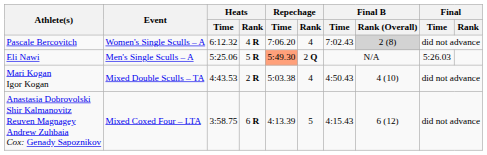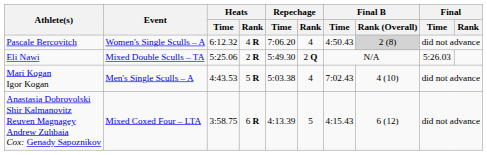(339, 42) 7:02.43 -> (339, 42) 4:50.43
(150, 58) Men's Single Sculls – A -> (155, 58) Mixed Double Sculls – TA
(252, 58) 5 R -> (252, 58) 2 R
(281, 58) lightsalmon background -> (281, 58) no background
(155, 78) Mixed Double Sculls – TA -> (150, 78) Men's Single Sculls – A
(252, 78) 2 R -> (252, 78) 5 R
(339, 78) 4:50.43 -> (339, 78) 7:02.43
